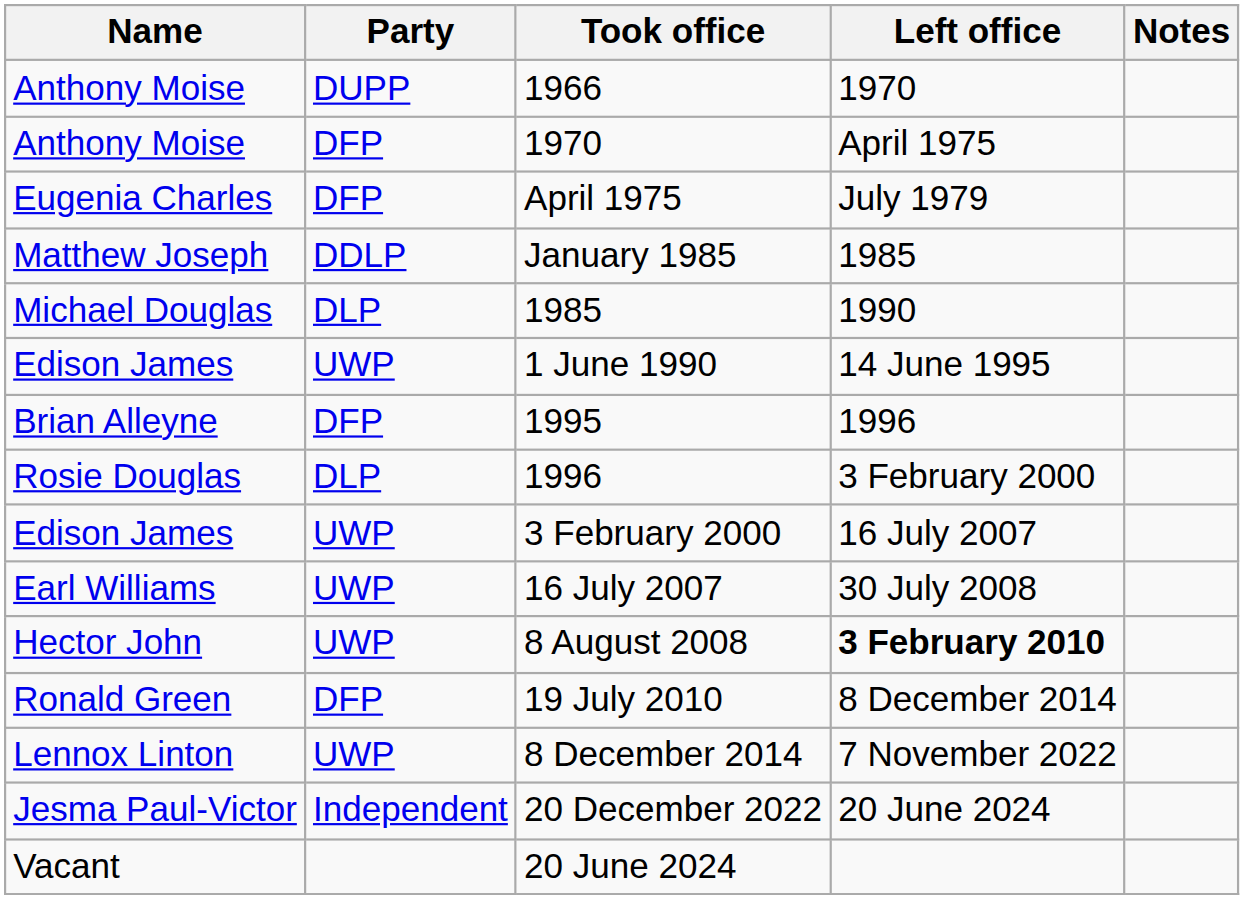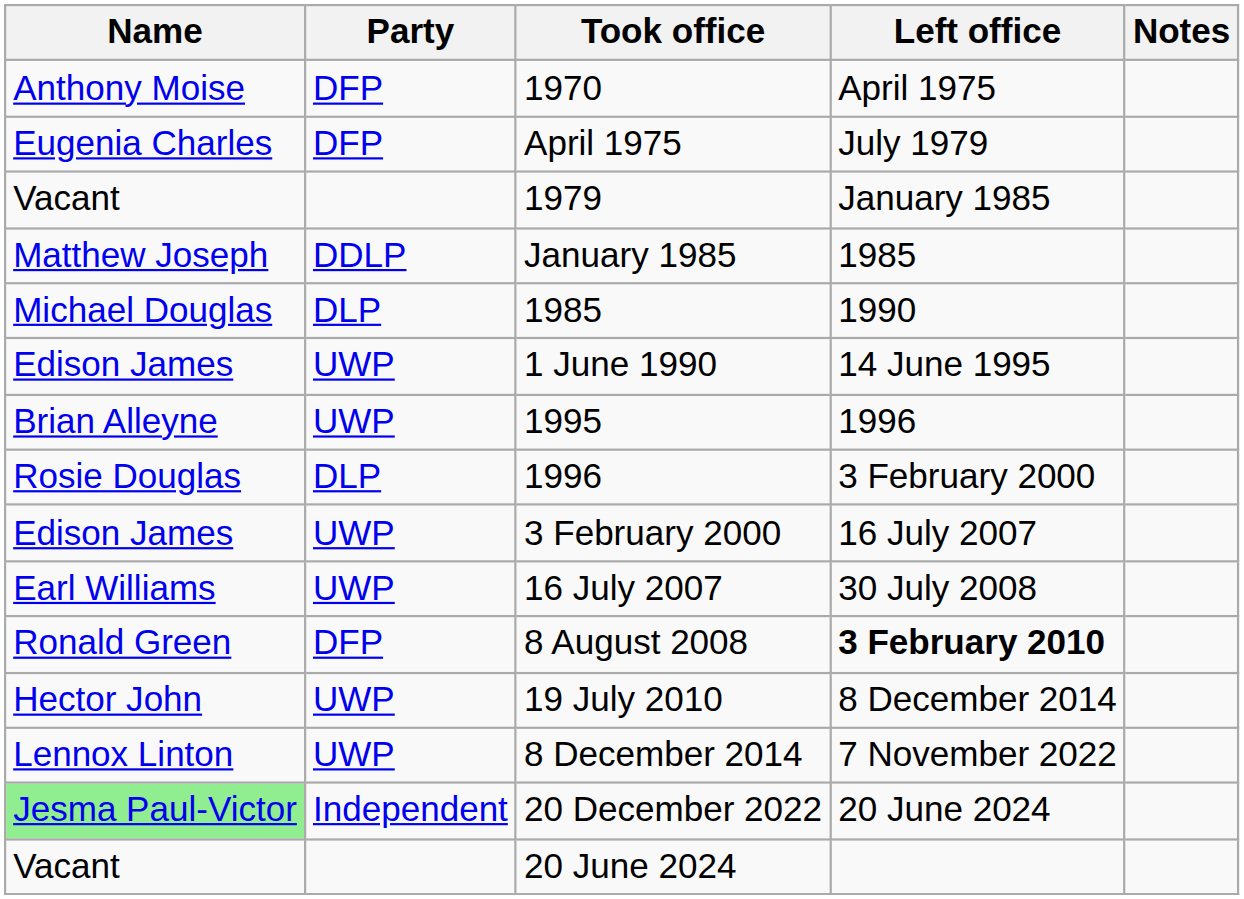- row: (563, 87)
+ row: (563, 198)
(348, 421) DFP -> (354, 421) UWP
(108, 643) Hector John -> (122, 643) Ronald Green
(354, 643) UWP -> (348, 643) DFP
(122, 699) Ronald Green -> (108, 699) Hector John
(348, 699) DFP -> (354, 699) UWP
(155, 810) no background -> (155, 810) lightgreen background
